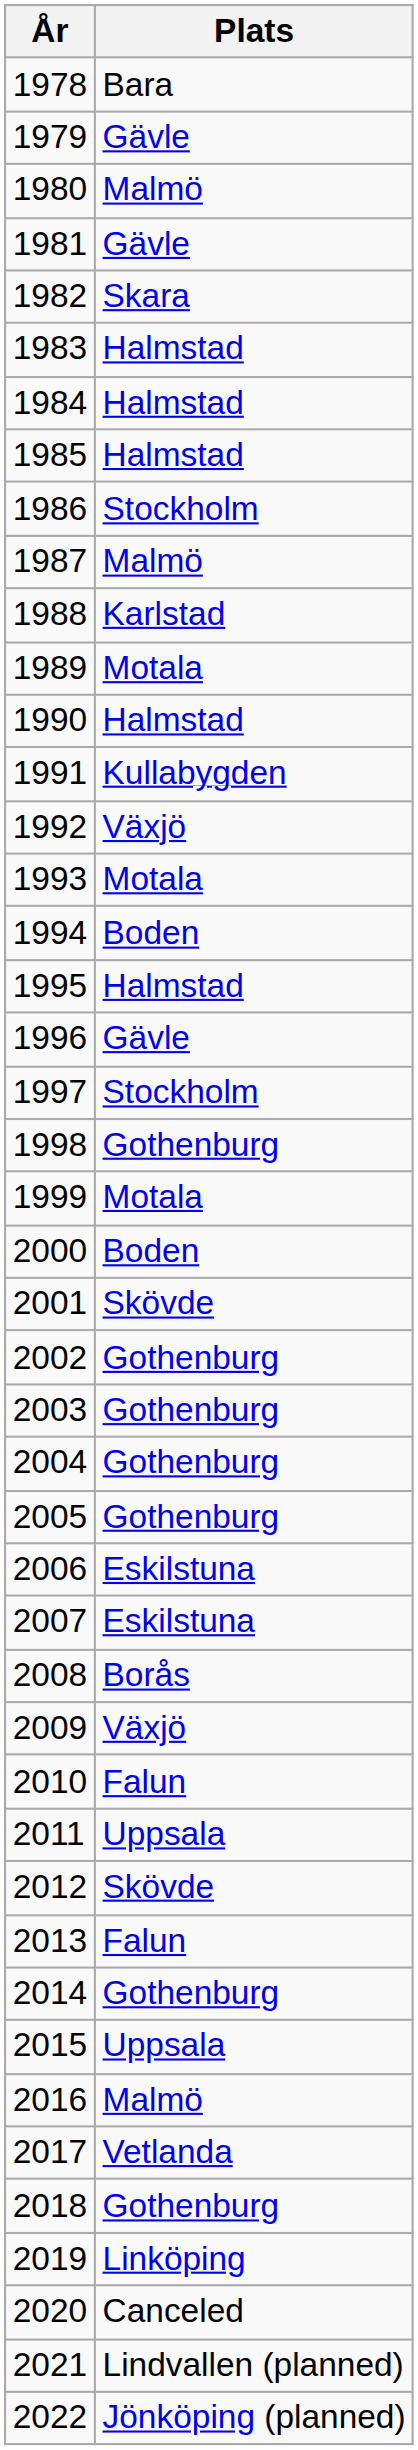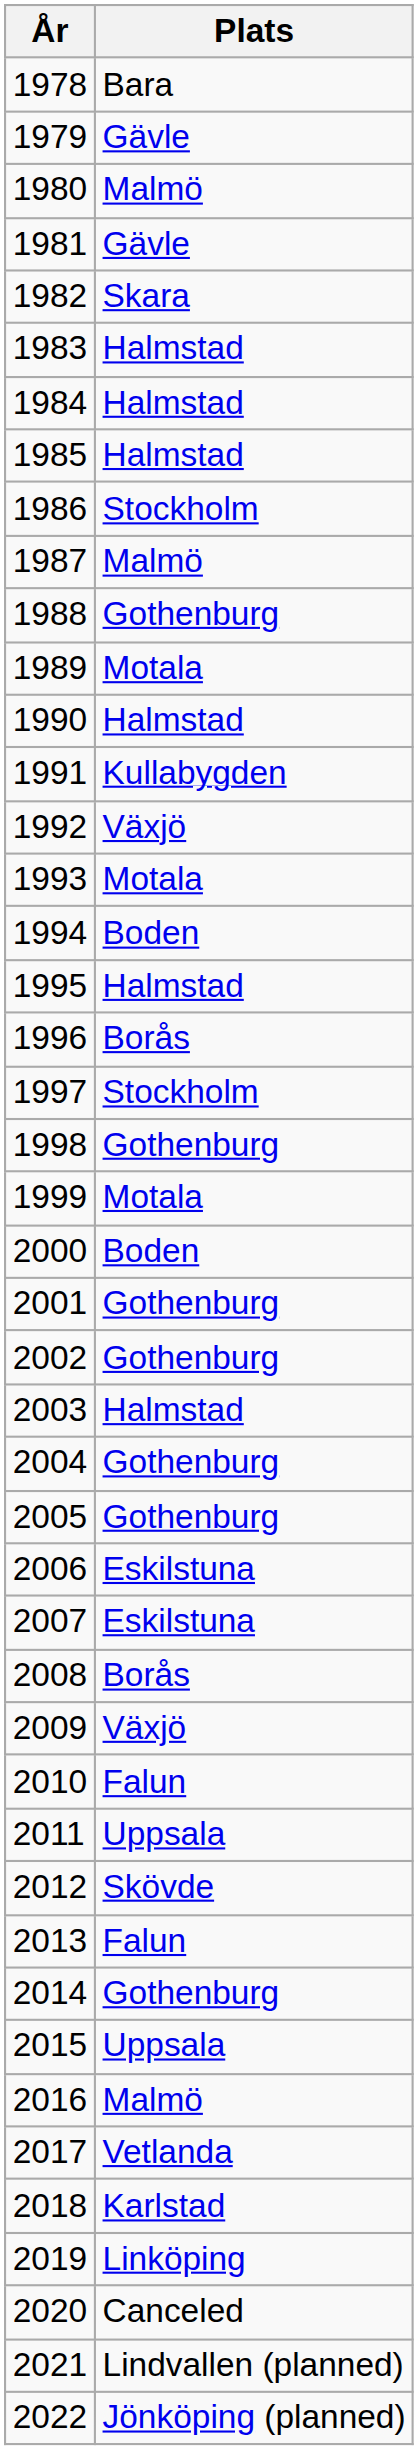(164, 614) Karlstad -> (191, 614) Gothenburg
(146, 1038) Gävle -> (146, 1038) Borås
(158, 1303) Skövde -> (191, 1303) Gothenburg
(191, 1409) Gothenburg -> (173, 1409) Halmstad
(191, 2205) Gothenburg -> (164, 2205) Karlstad
